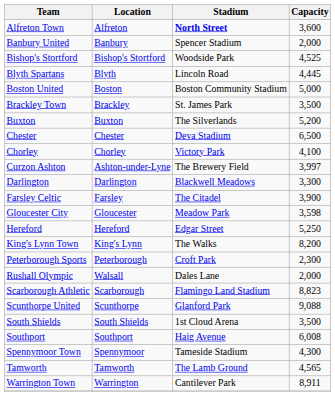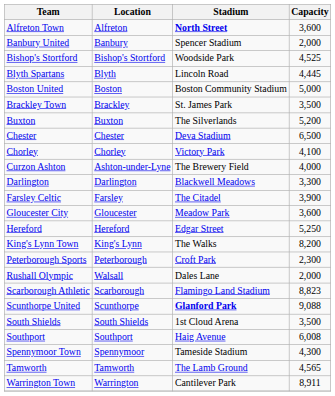(310, 167) 3,997 -> (310, 167) 4,000
(310, 213) 3,598 -> (310, 213) 3,600
(203, 306) normal -> (206, 306) bold
